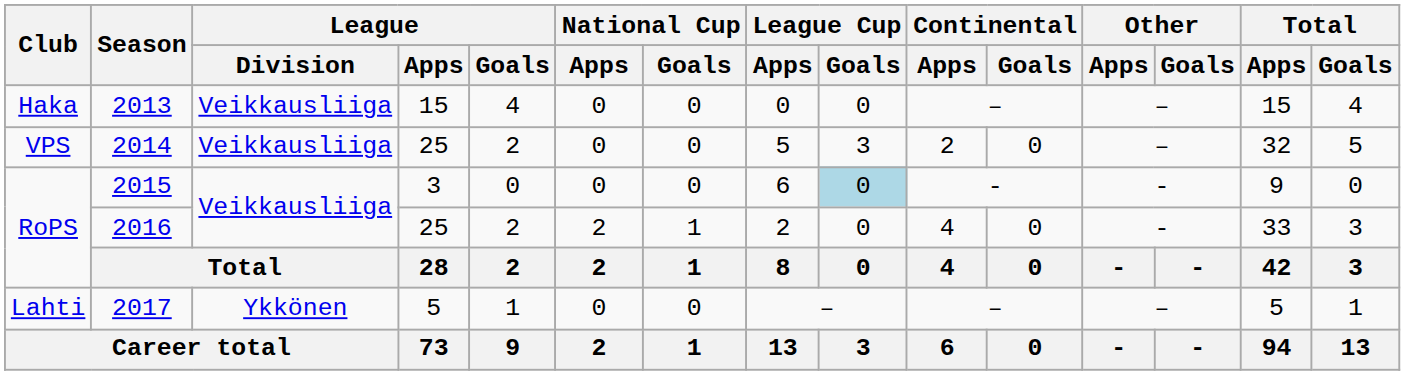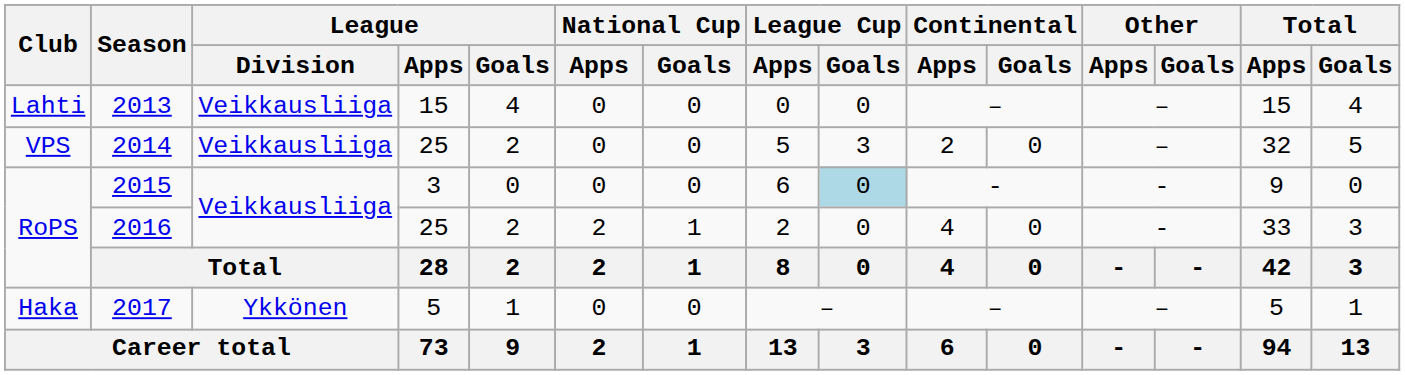(48, 106) Haka -> (48, 106) Lahti
(48, 308) Lahti -> (48, 308) Haka
